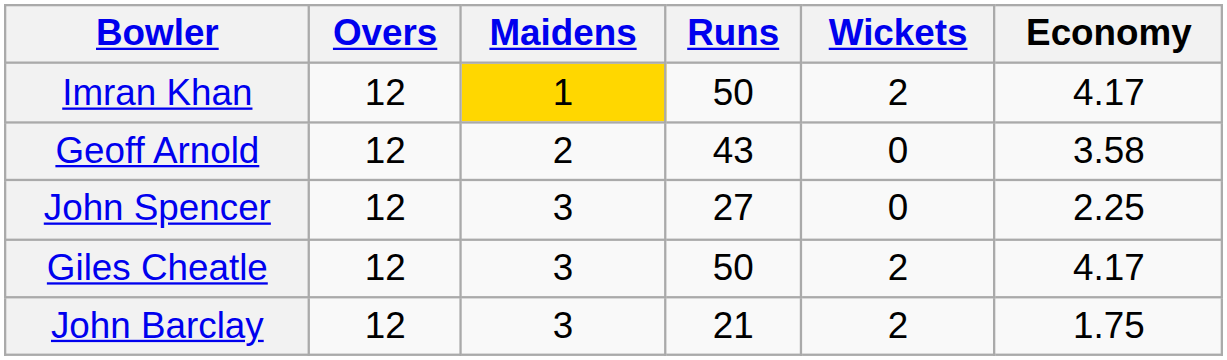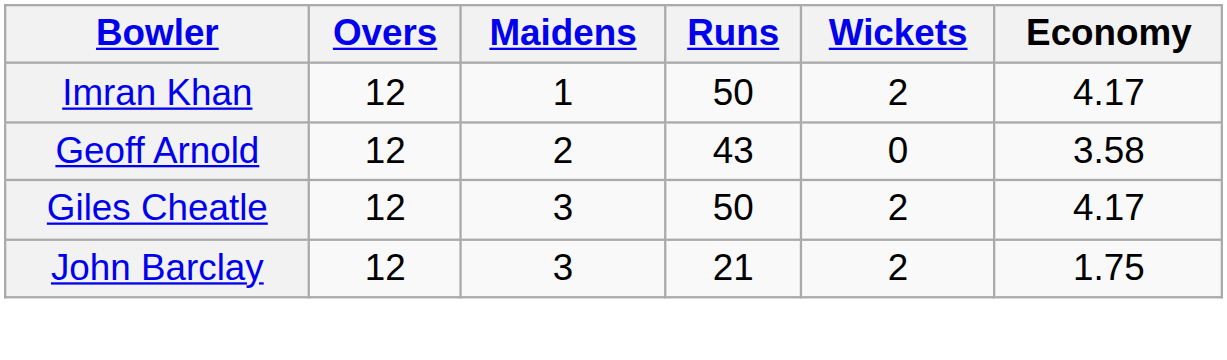(563, 92) gold background -> (563, 92) no background
- row: (157, 208)
